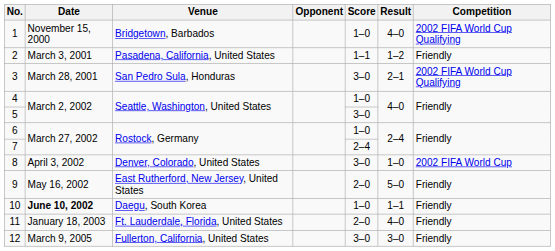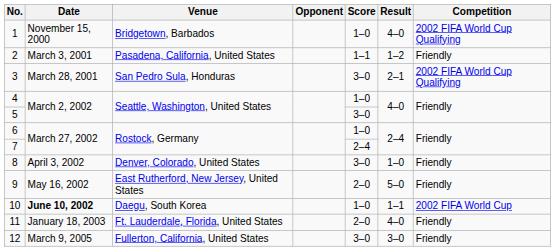(464, 163) 2002 FIFA World Cup -> (434, 163) Friendly
(434, 206) Friendly -> (464, 206) 2002 FIFA World Cup
